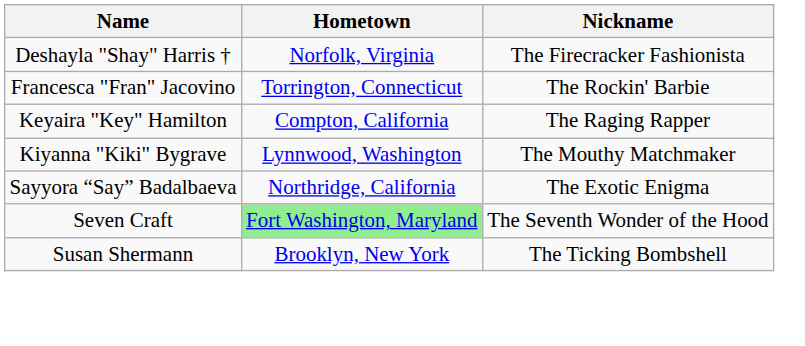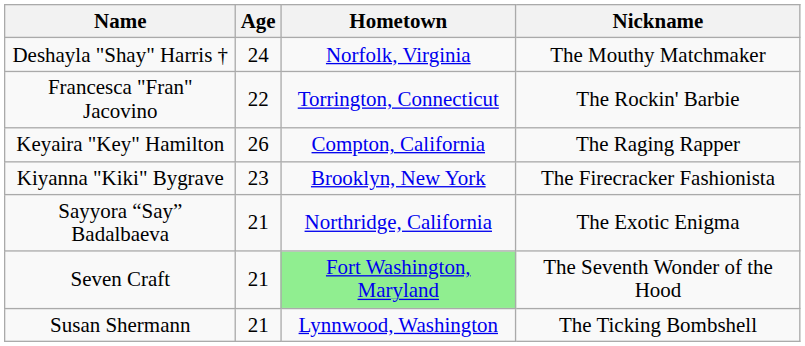+ column: (258, 21)
(628, 54) The Firecracker Fashionista -> (658, 54) The Mouthy Matchmaker
(362, 154) Lynnwood, Washington -> (398, 177) Brooklyn, New York
(628, 154) The Mouthy Matchmaker -> (658, 177) The Firecracker Fashionista
(362, 253) Brooklyn, New York -> (398, 324) Lynnwood, Washington
